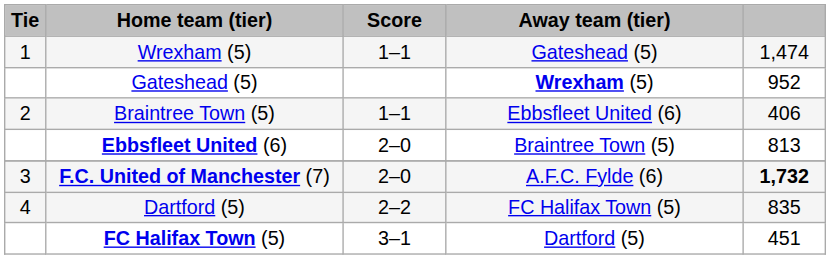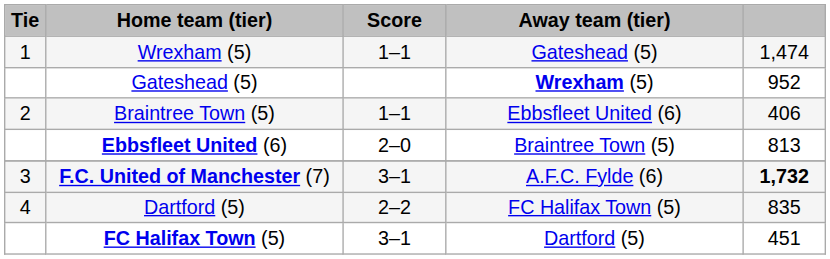(394, 176) 2–0 -> (394, 176) 3–1
